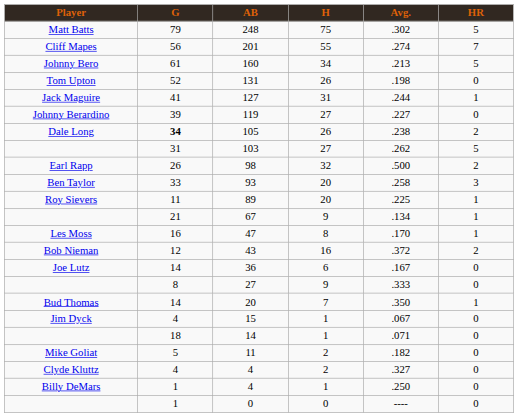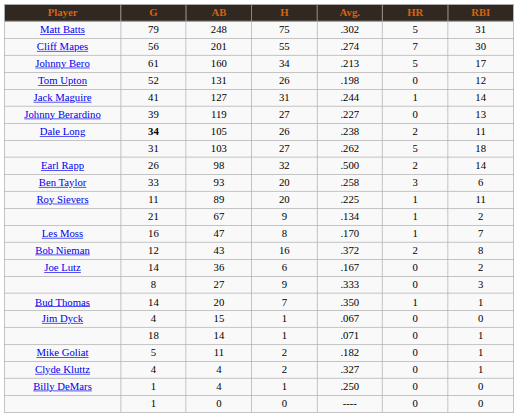+ column: (481, 13)
